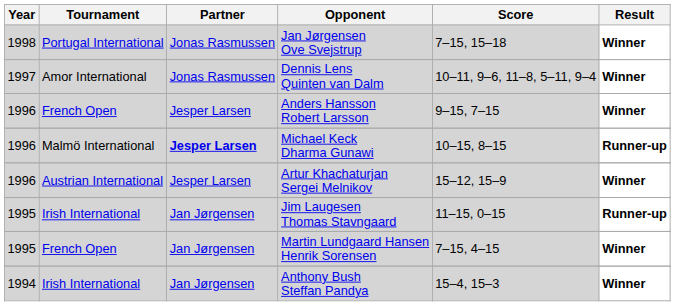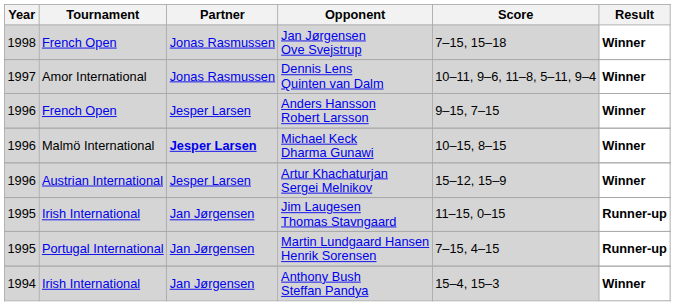(103, 42) Portugal International -> (79, 42) French Open
(635, 146) Runner-up -> (624, 146) Winner
(79, 249) French Open -> (103, 249) Portugal International
(624, 249) Winner -> (635, 249) Runner-up
